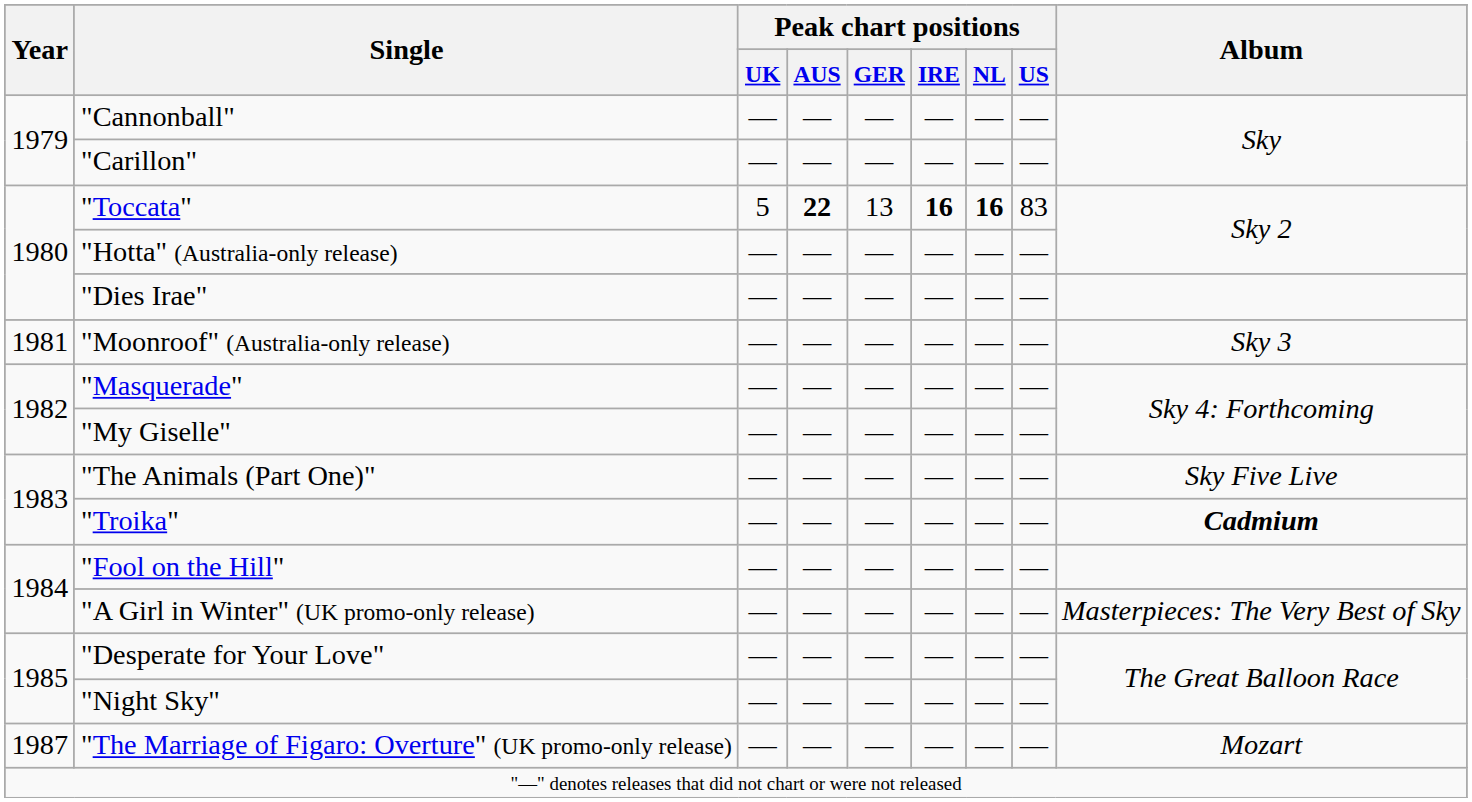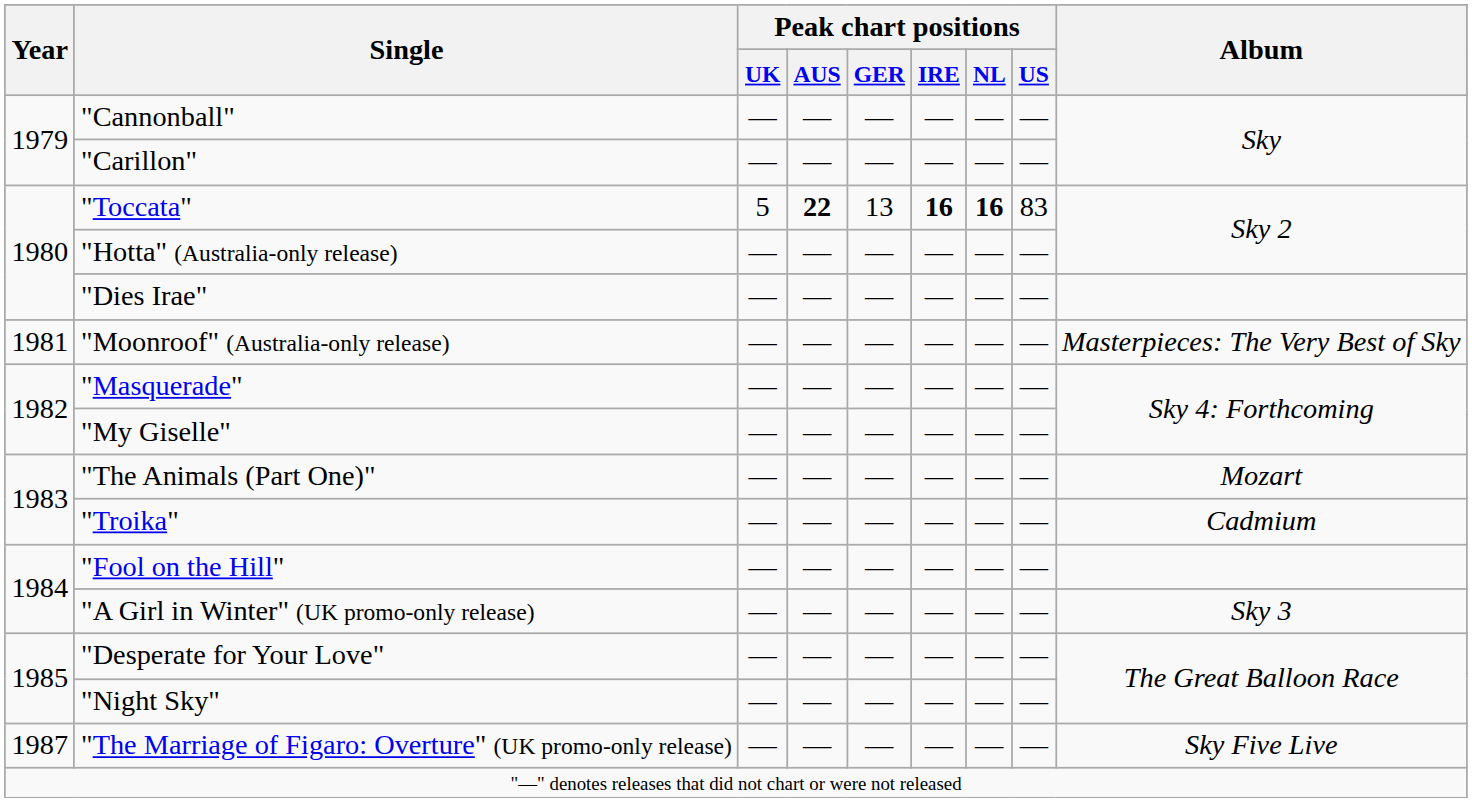(1261, 341) Sky 3 -> (1261, 341) Masterpieces: The Very Best of Sky
(1261, 476) Sky Five Live -> (1261, 476) Mozart
(1261, 521) bold -> (1261, 521) normal
(1261, 610) Masterpieces: The Very Best of Sky -> (1261, 610) Sky 3
(1261, 745) Mozart -> (1261, 745) Sky Five Live
